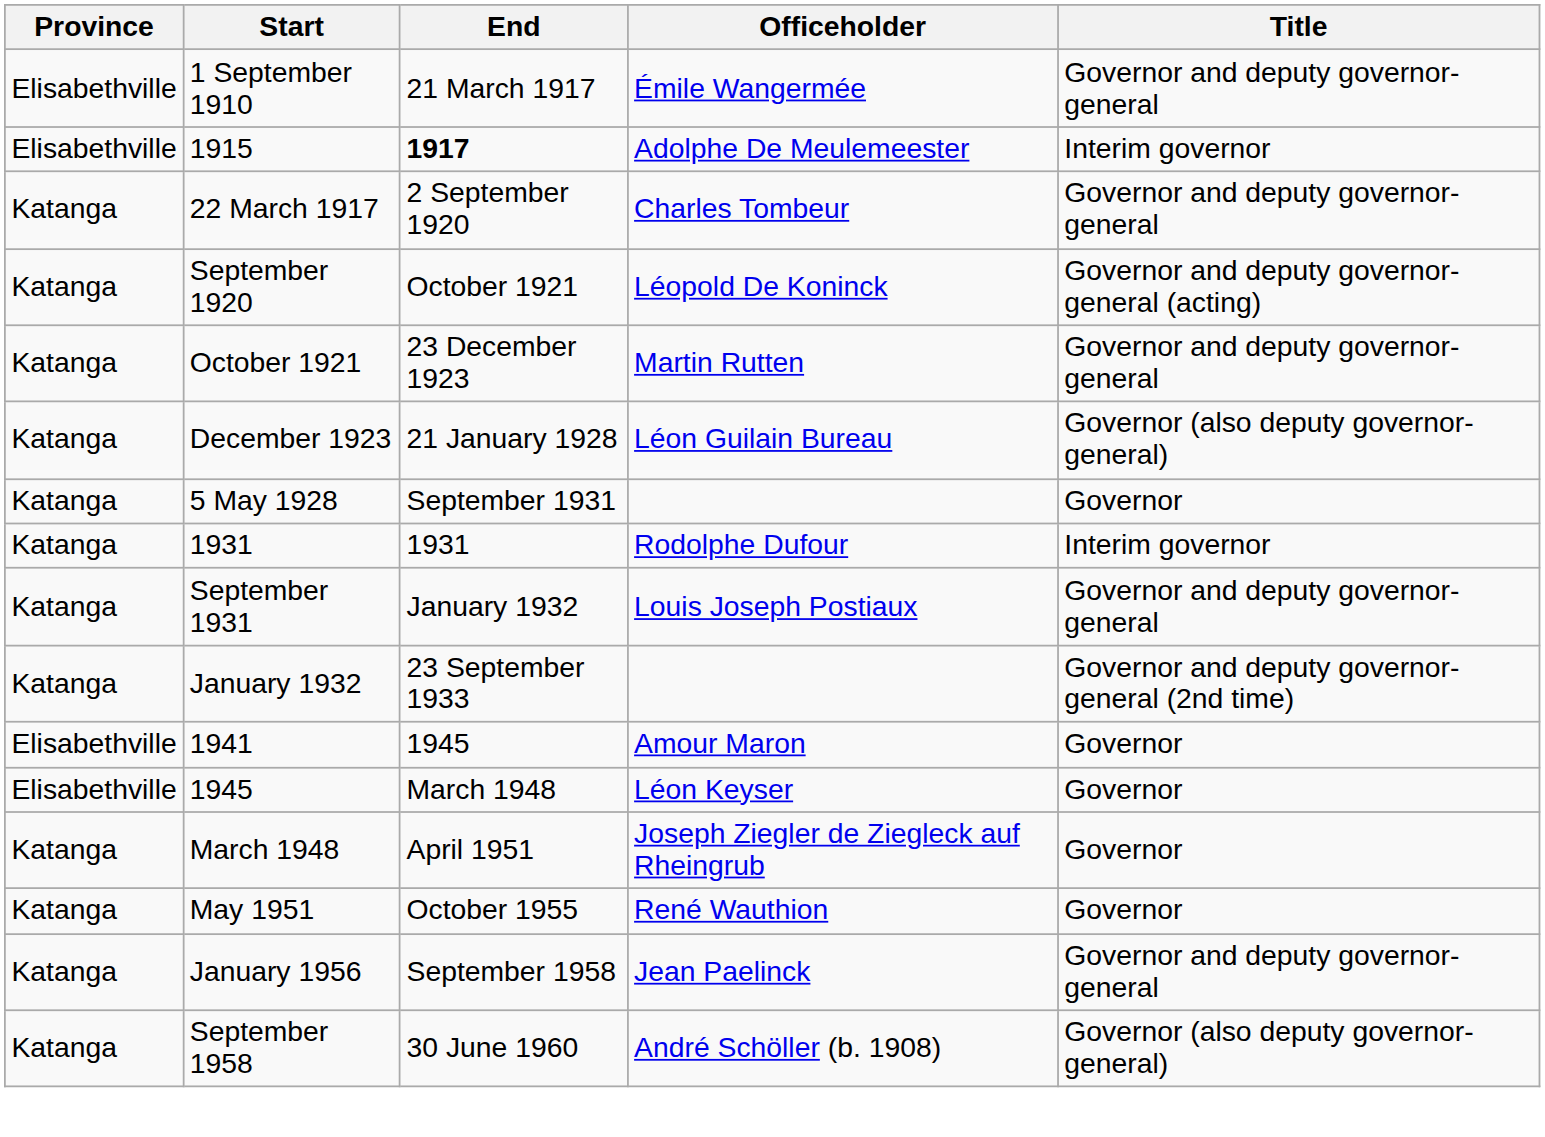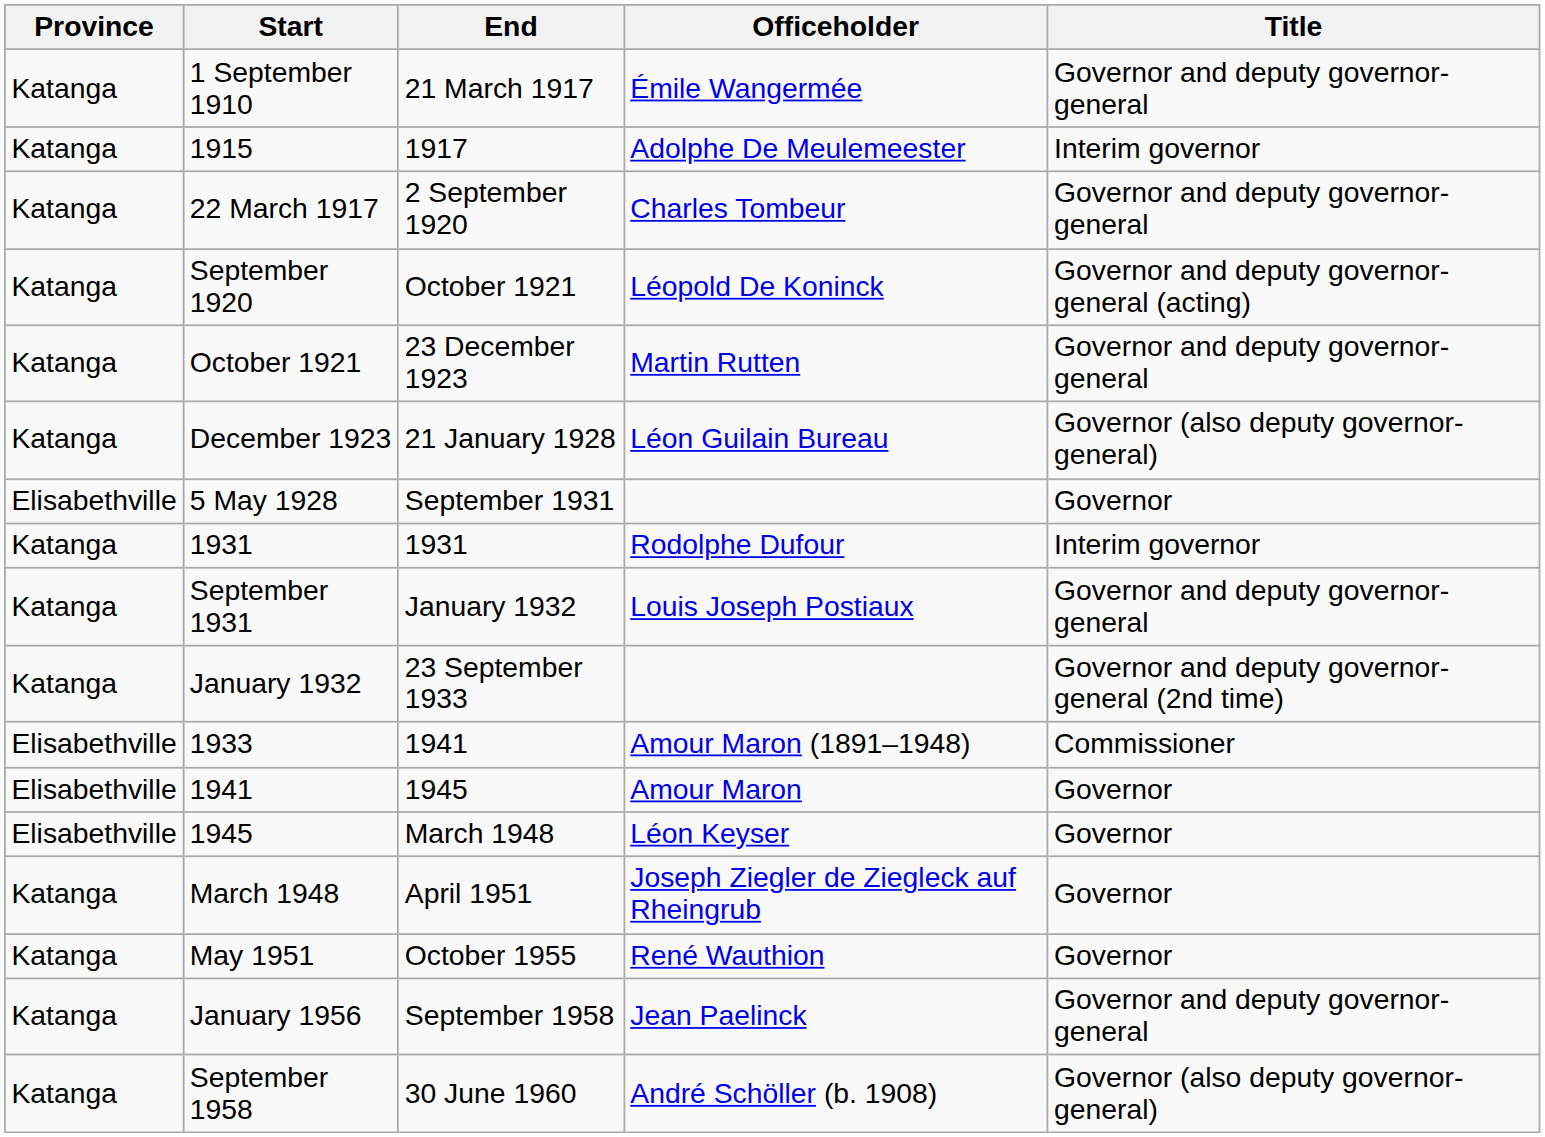(94, 87) Elisabethville -> (64, 87) Katanga
(94, 148) Elisabethville -> (64, 148) Katanga
(438, 148) bold -> (436, 148) normal
(64, 500) Katanga -> (94, 500) Elisabethville
+ row: (221, 744)
